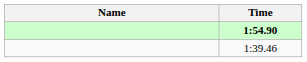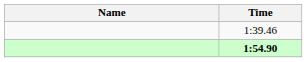rows swapped: (260, 30) <-> (260, 48)
